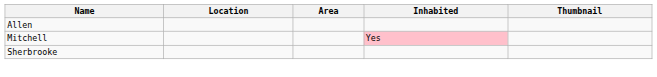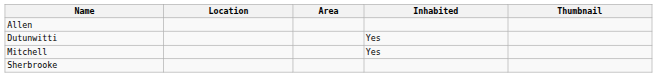+ row: (32, 38)
(373, 38) pink background -> (373, 52) no background
